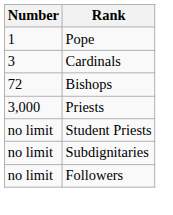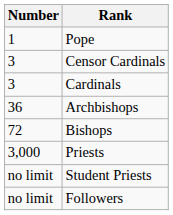+ row: (115, 61)
+ row: (102, 107)
- row: (107, 152)
